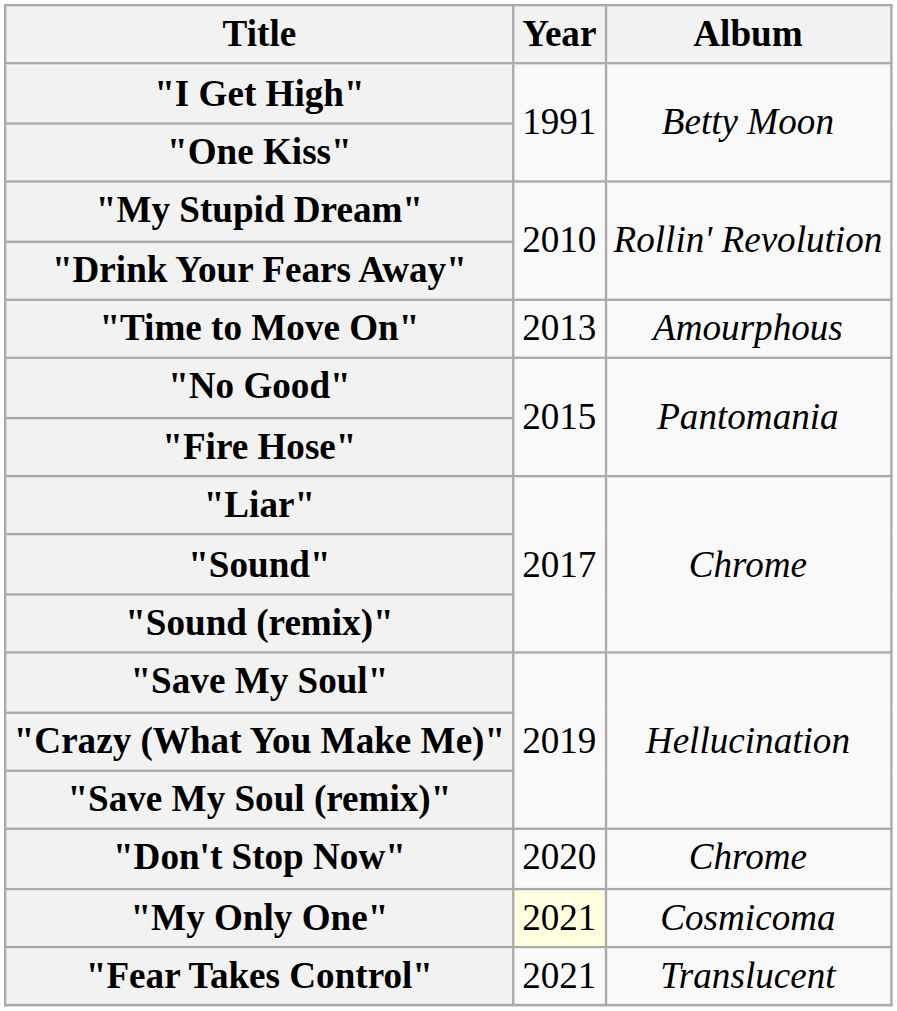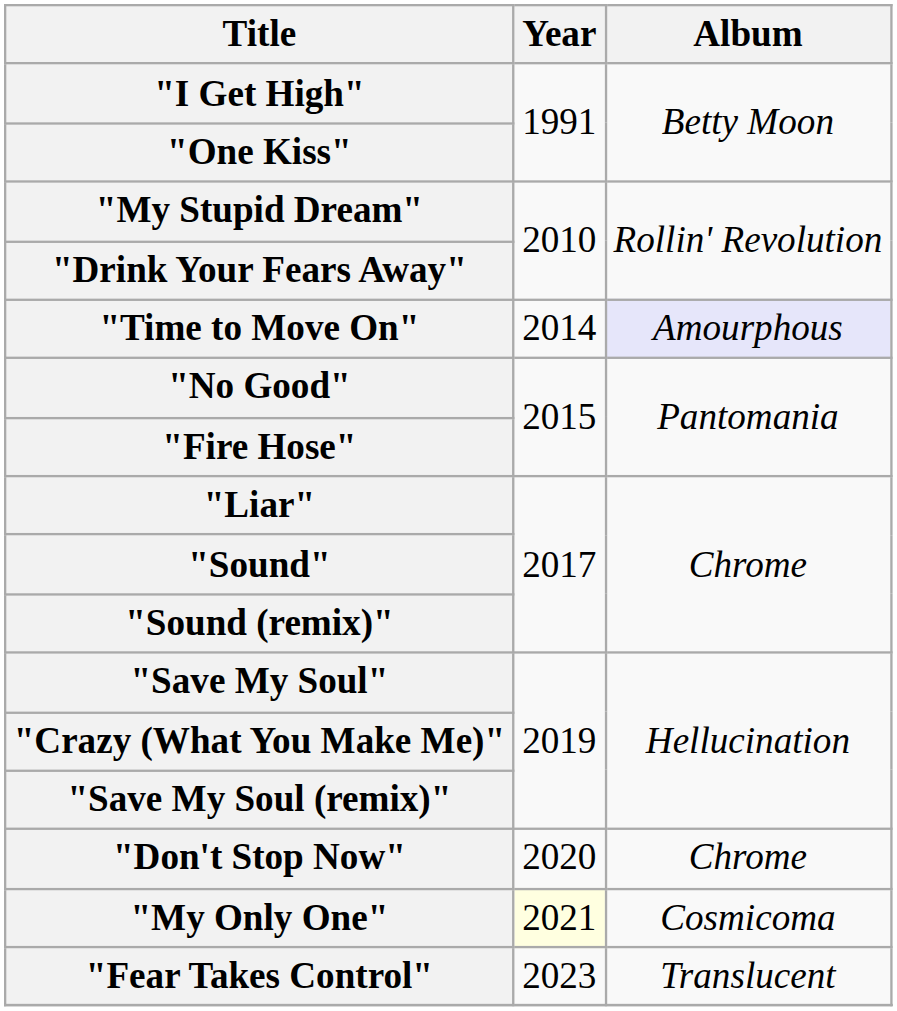(559, 328) 2013 -> (559, 328) 2014
(748, 328) no background -> (748, 328) lavender background
(559, 975) 2021 -> (559, 975) 2023
